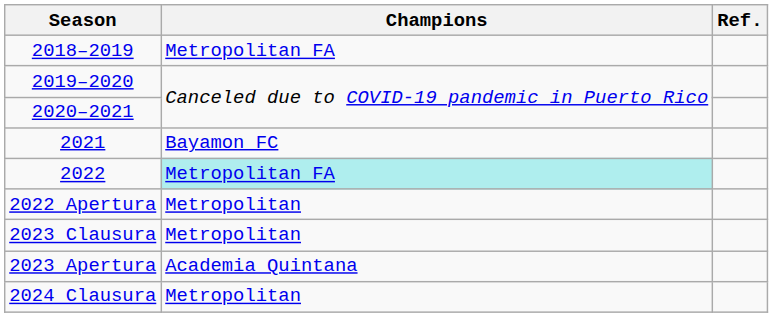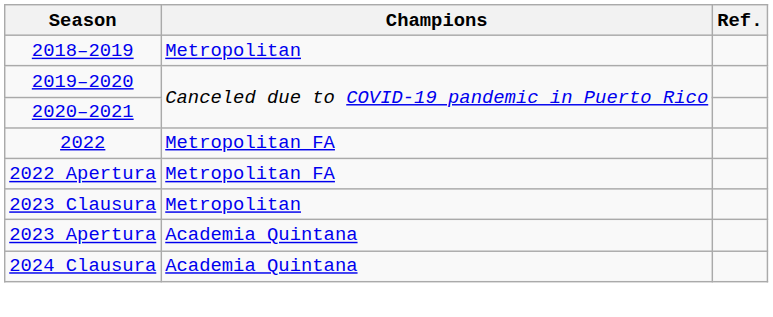(250, 51) Metropolitan FA -> (233, 51) Metropolitan
- row: (83, 143)
(250, 174) paleturquoise background -> (250, 143) no background
(233, 204) Metropolitan -> (250, 174) Metropolitan FA
(233, 297) Metropolitan -> (261, 266) Academia Quintana
